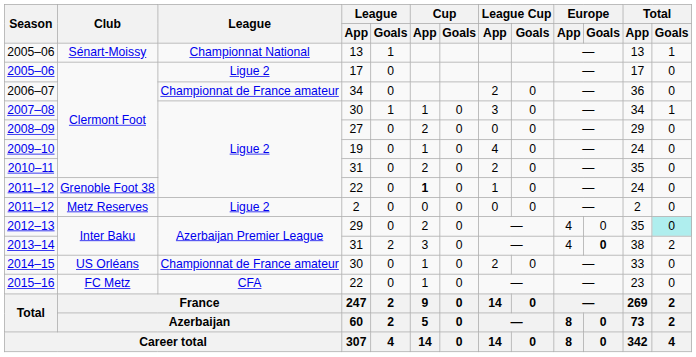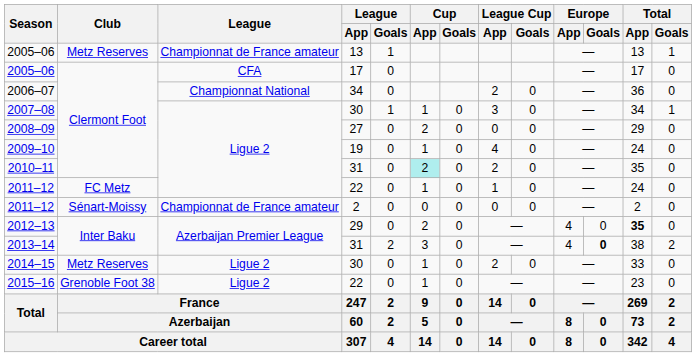(107, 52) Sénart-Moissy -> (107, 52) Metz Reserves
(250, 52) Championnat National -> (250, 52) Championnat de France amateur
(250, 71) Ligue 2 -> (250, 71) CFA
(250, 91) Championnat de France amateur -> (250, 91) Championnat National
(425, 168) no background -> (425, 168) paleturquoise background
(107, 187) Grenoble Foot 38 -> (107, 187) FC Metz
(425, 187) bold -> (425, 187) normal
(107, 206) Metz Reserves -> (107, 206) Sénart-Moissy
(250, 206) Ligue 2 -> (250, 206) Championnat de France amateur
(637, 226) normal -> (637, 226) bold
(672, 226) paleturquoise background -> (672, 226) no background
(107, 264) US Orléans -> (107, 264) Metz Reserves
(250, 264) Championnat de France amateur -> (250, 264) Ligue 2
(107, 284) FC Metz -> (107, 284) Grenoble Foot 38
(250, 284) CFA -> (250, 284) Ligue 2
